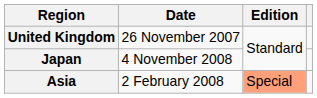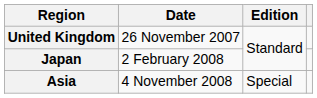(177, 59) 4 November 2008 -> (173, 59) 2 February 2008
(173, 81) 2 February 2008 -> (177, 81) 4 November 2008
(269, 81) lightsalmon background -> (269, 81) no background
